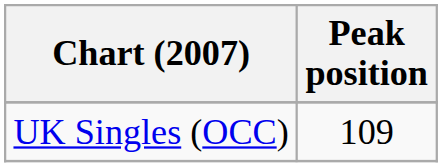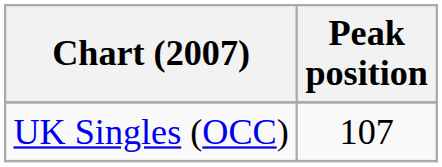(367, 131) 109 -> (367, 131) 107
